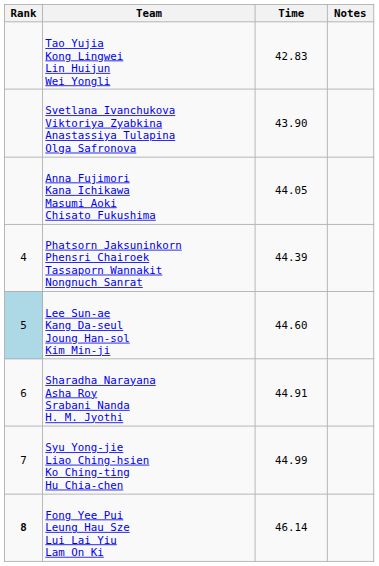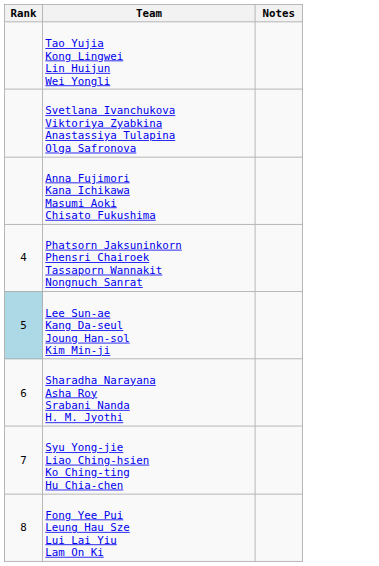- column: (291, 13)
(24, 527) bold -> (24, 527) normal
